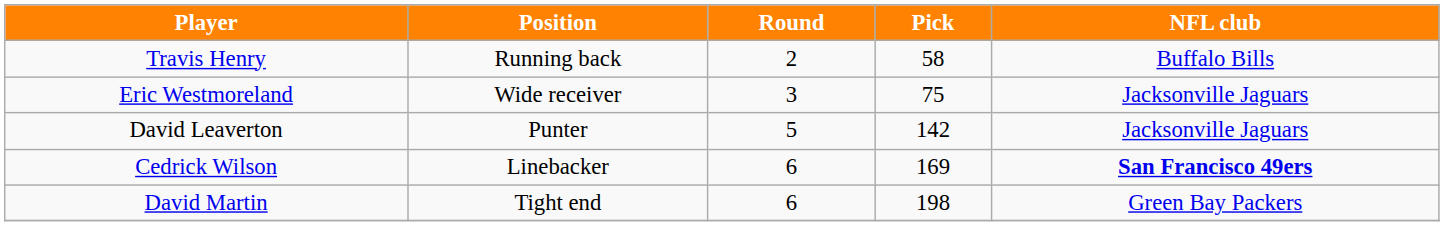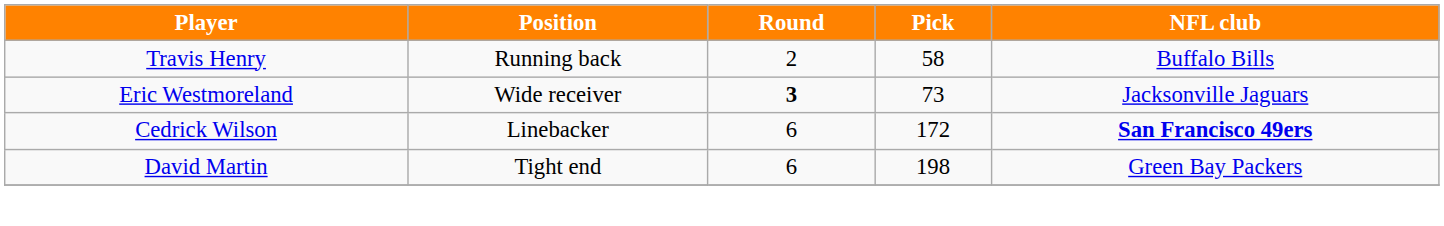(791, 94) normal -> (791, 94) bold
(933, 94) 75 -> (933, 94) 73
- row: (206, 130)
(933, 166) 169 -> (933, 130) 172
